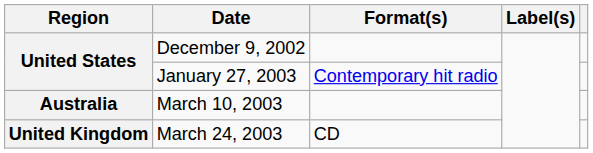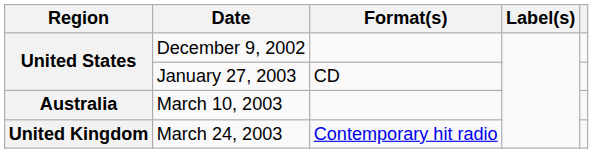(406, 76) Contemporary hit radio -> (327, 76) CD
(327, 133) CD -> (406, 133) Contemporary hit radio
